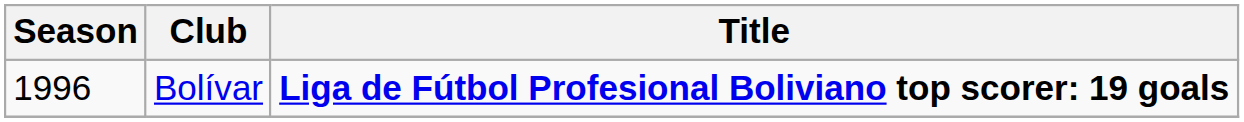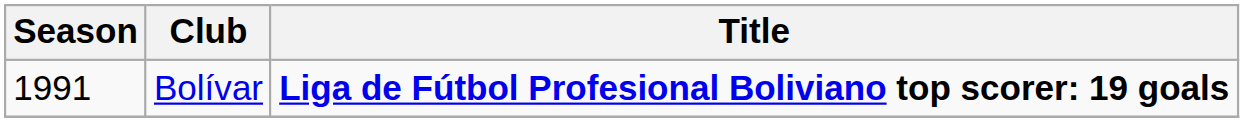(52, 87) 1996 -> (52, 87) 1991
